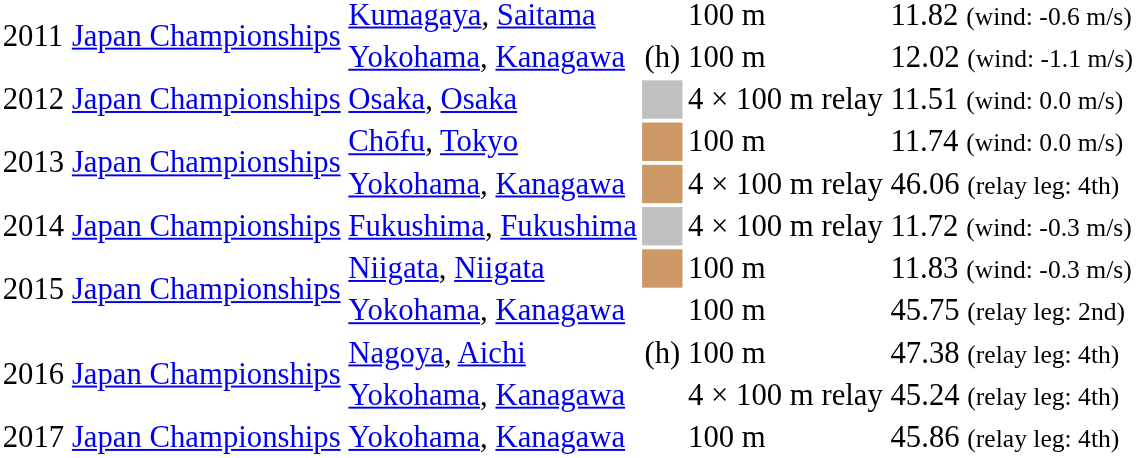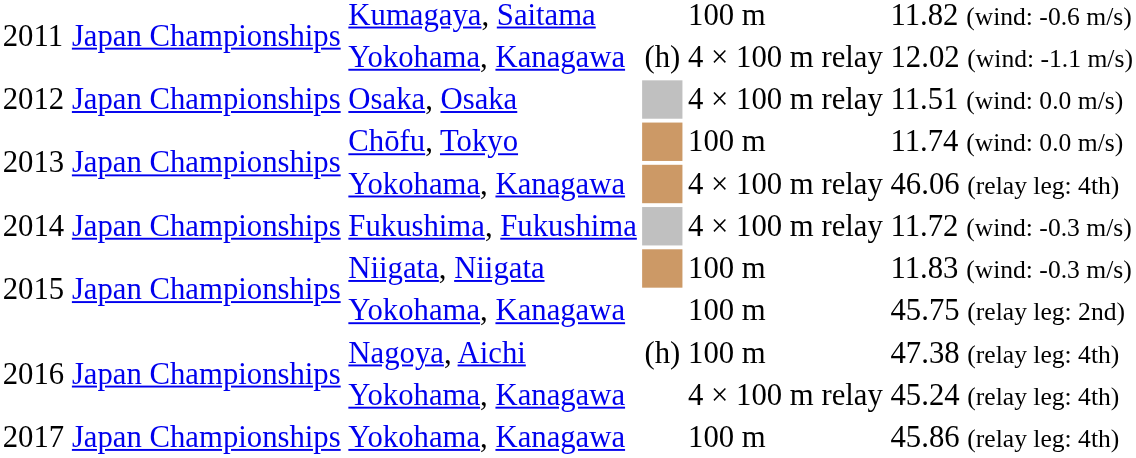(727, 56) 100 m -> (785, 56) 4 × 100 m relay
